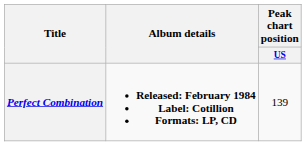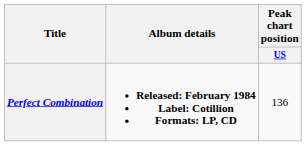(280, 102) 139 -> (280, 102) 136
